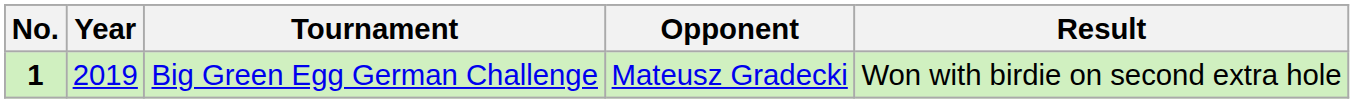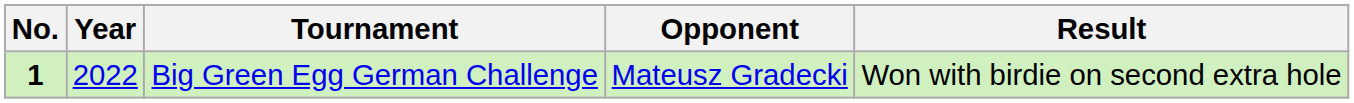(105, 75) 2019 -> (105, 75) 2022
